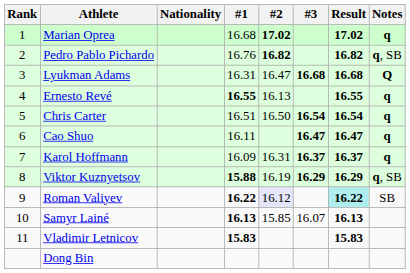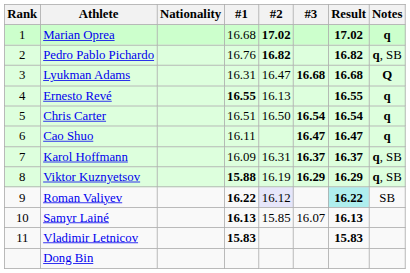(387, 156) q -> (387, 156) q, SB
